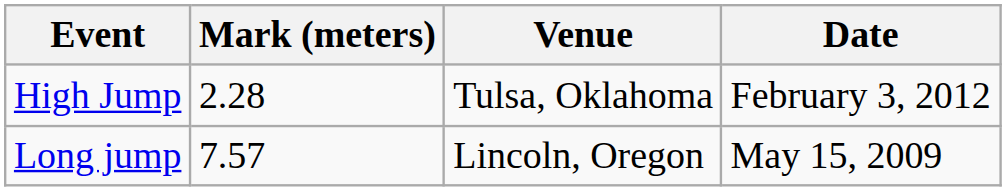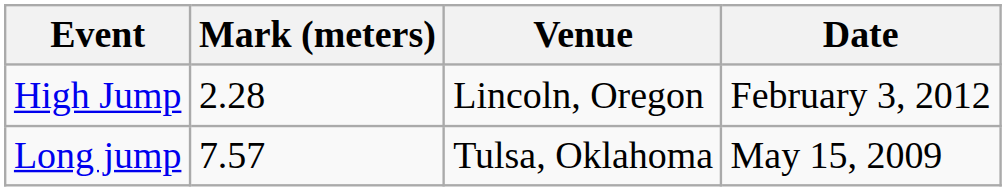(583, 94) Tulsa, Oklahoma -> (579, 94) Lincoln, Oregon
(579, 154) Lincoln, Oregon -> (583, 154) Tulsa, Oklahoma
